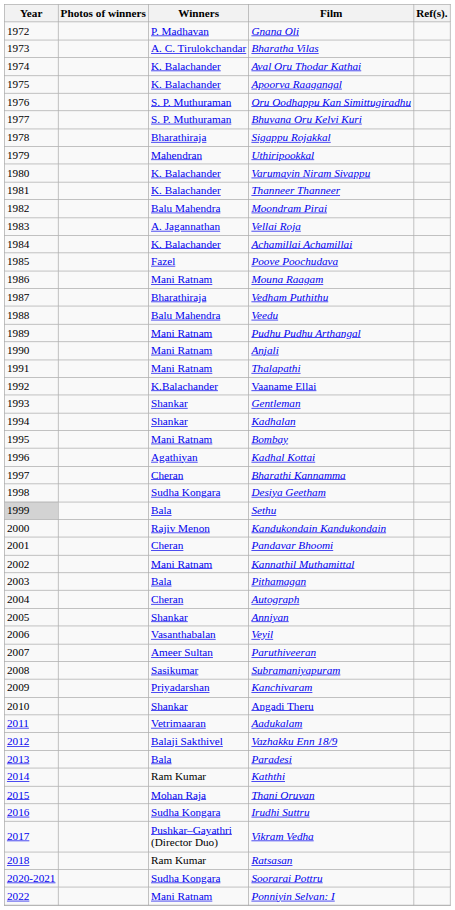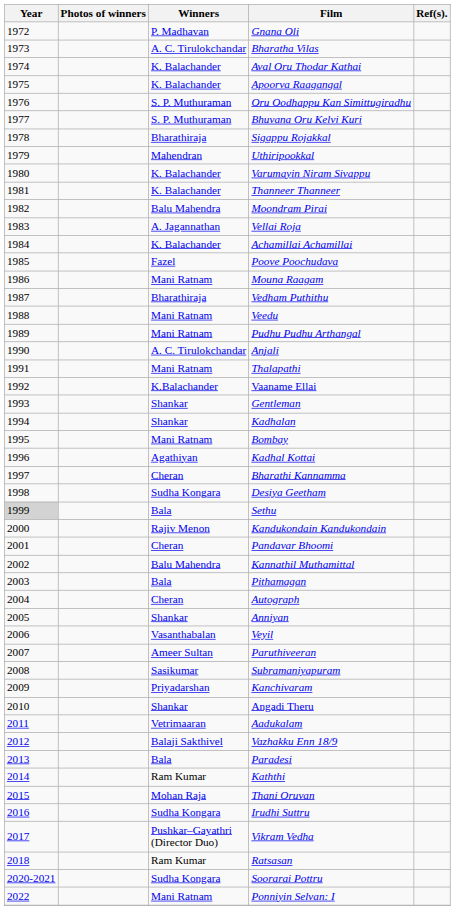(186, 315) Balu Mahendra -> (182, 315) Mani Ratnam
(182, 350) Mani Ratnam -> (199, 350) A. C. Tirulokchandar
(182, 564) Mani Ratnam -> (186, 564) Balu Mahendra
